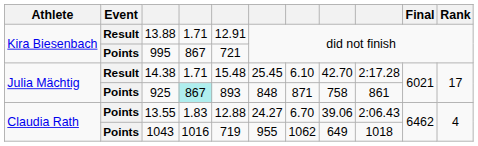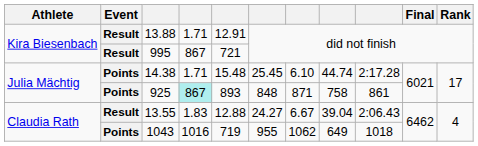(121, 54) Points -> (121, 54) Result
(121, 73) Result -> (121, 73) Points
(337, 73) 42.70 -> (337, 73) 44.74
(121, 112) Points -> (121, 112) Result
(302, 112) 6.70 -> (302, 112) 6.67
(337, 112) 39.06 -> (337, 112) 39.04
